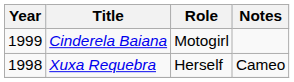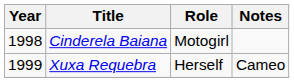(25, 41) 1999 -> (25, 41) 1998
(25, 65) 1998 -> (25, 65) 1999
